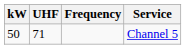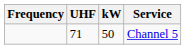columns swapped: (93, 14) <-> (17, 14)
